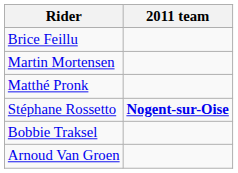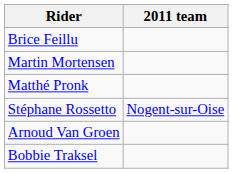(178, 109) bold -> (175, 109) normal
rows swapped: (53, 132) <-> (64, 156)
